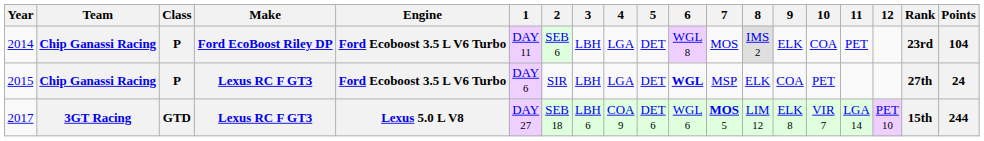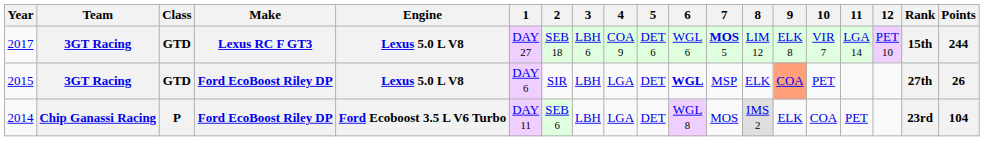rows swapped: (20, 44) <-> (20, 117)
(98, 81) Chip Ganassi Racing -> (98, 81) 3GT Racing
(177, 81) P -> (177, 81) GTD
(265, 81) Lexus RC F GT3 -> (265, 81) Ford EcoBoost Riley DP
(422, 81) Ford Ecoboost 3.5 L V6 Turbo -> (422, 81) Lexus 5.0 L V8
(790, 81) no background -> (790, 81) lightsalmon background
(959, 81) 24 -> (959, 81) 26
